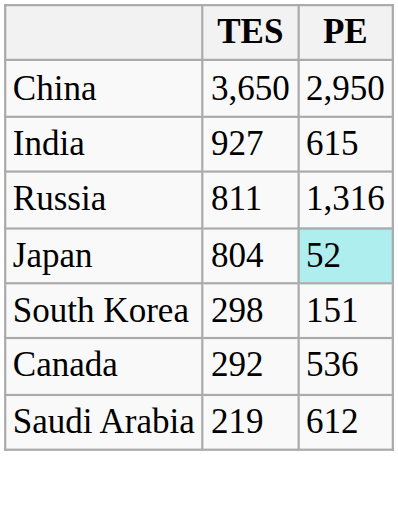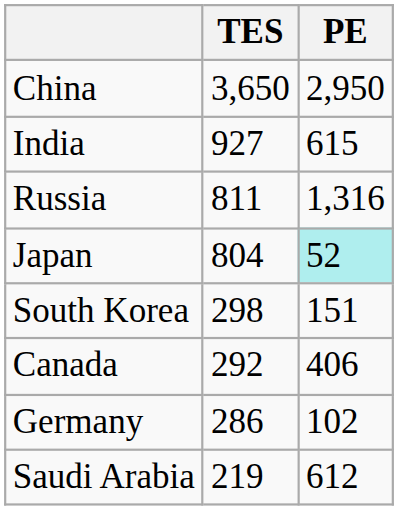(332, 365) 536 -> (332, 365) 406
+ row: (78, 421)
